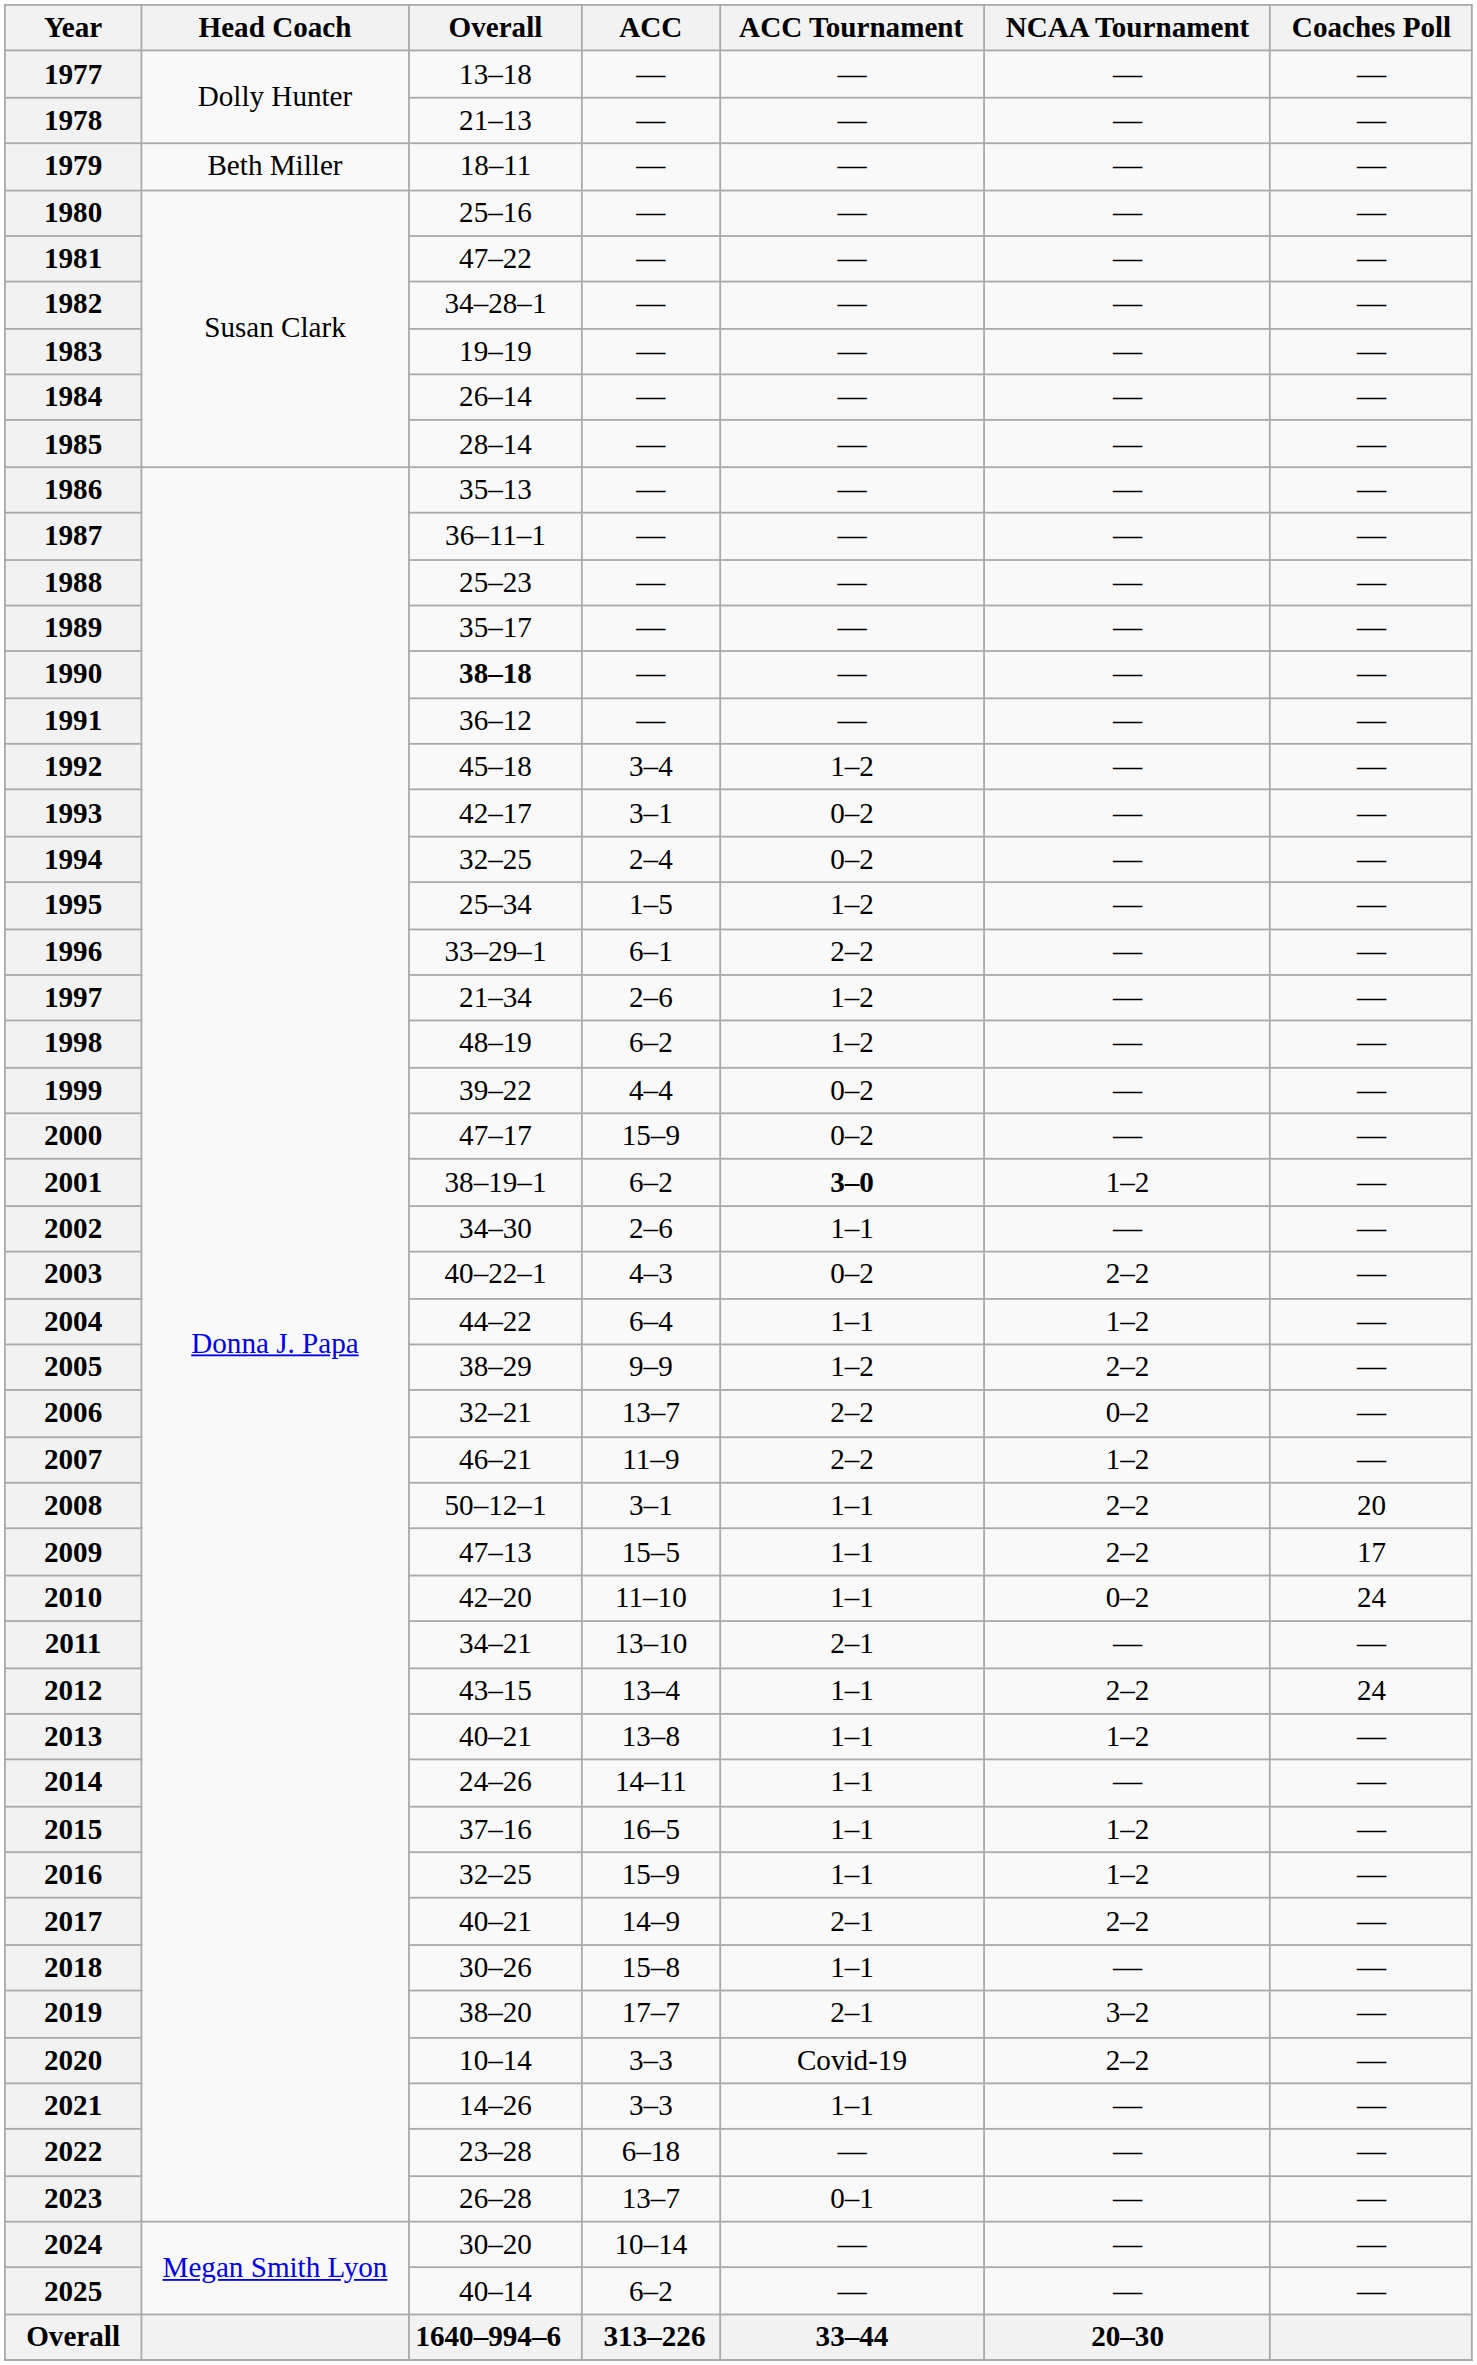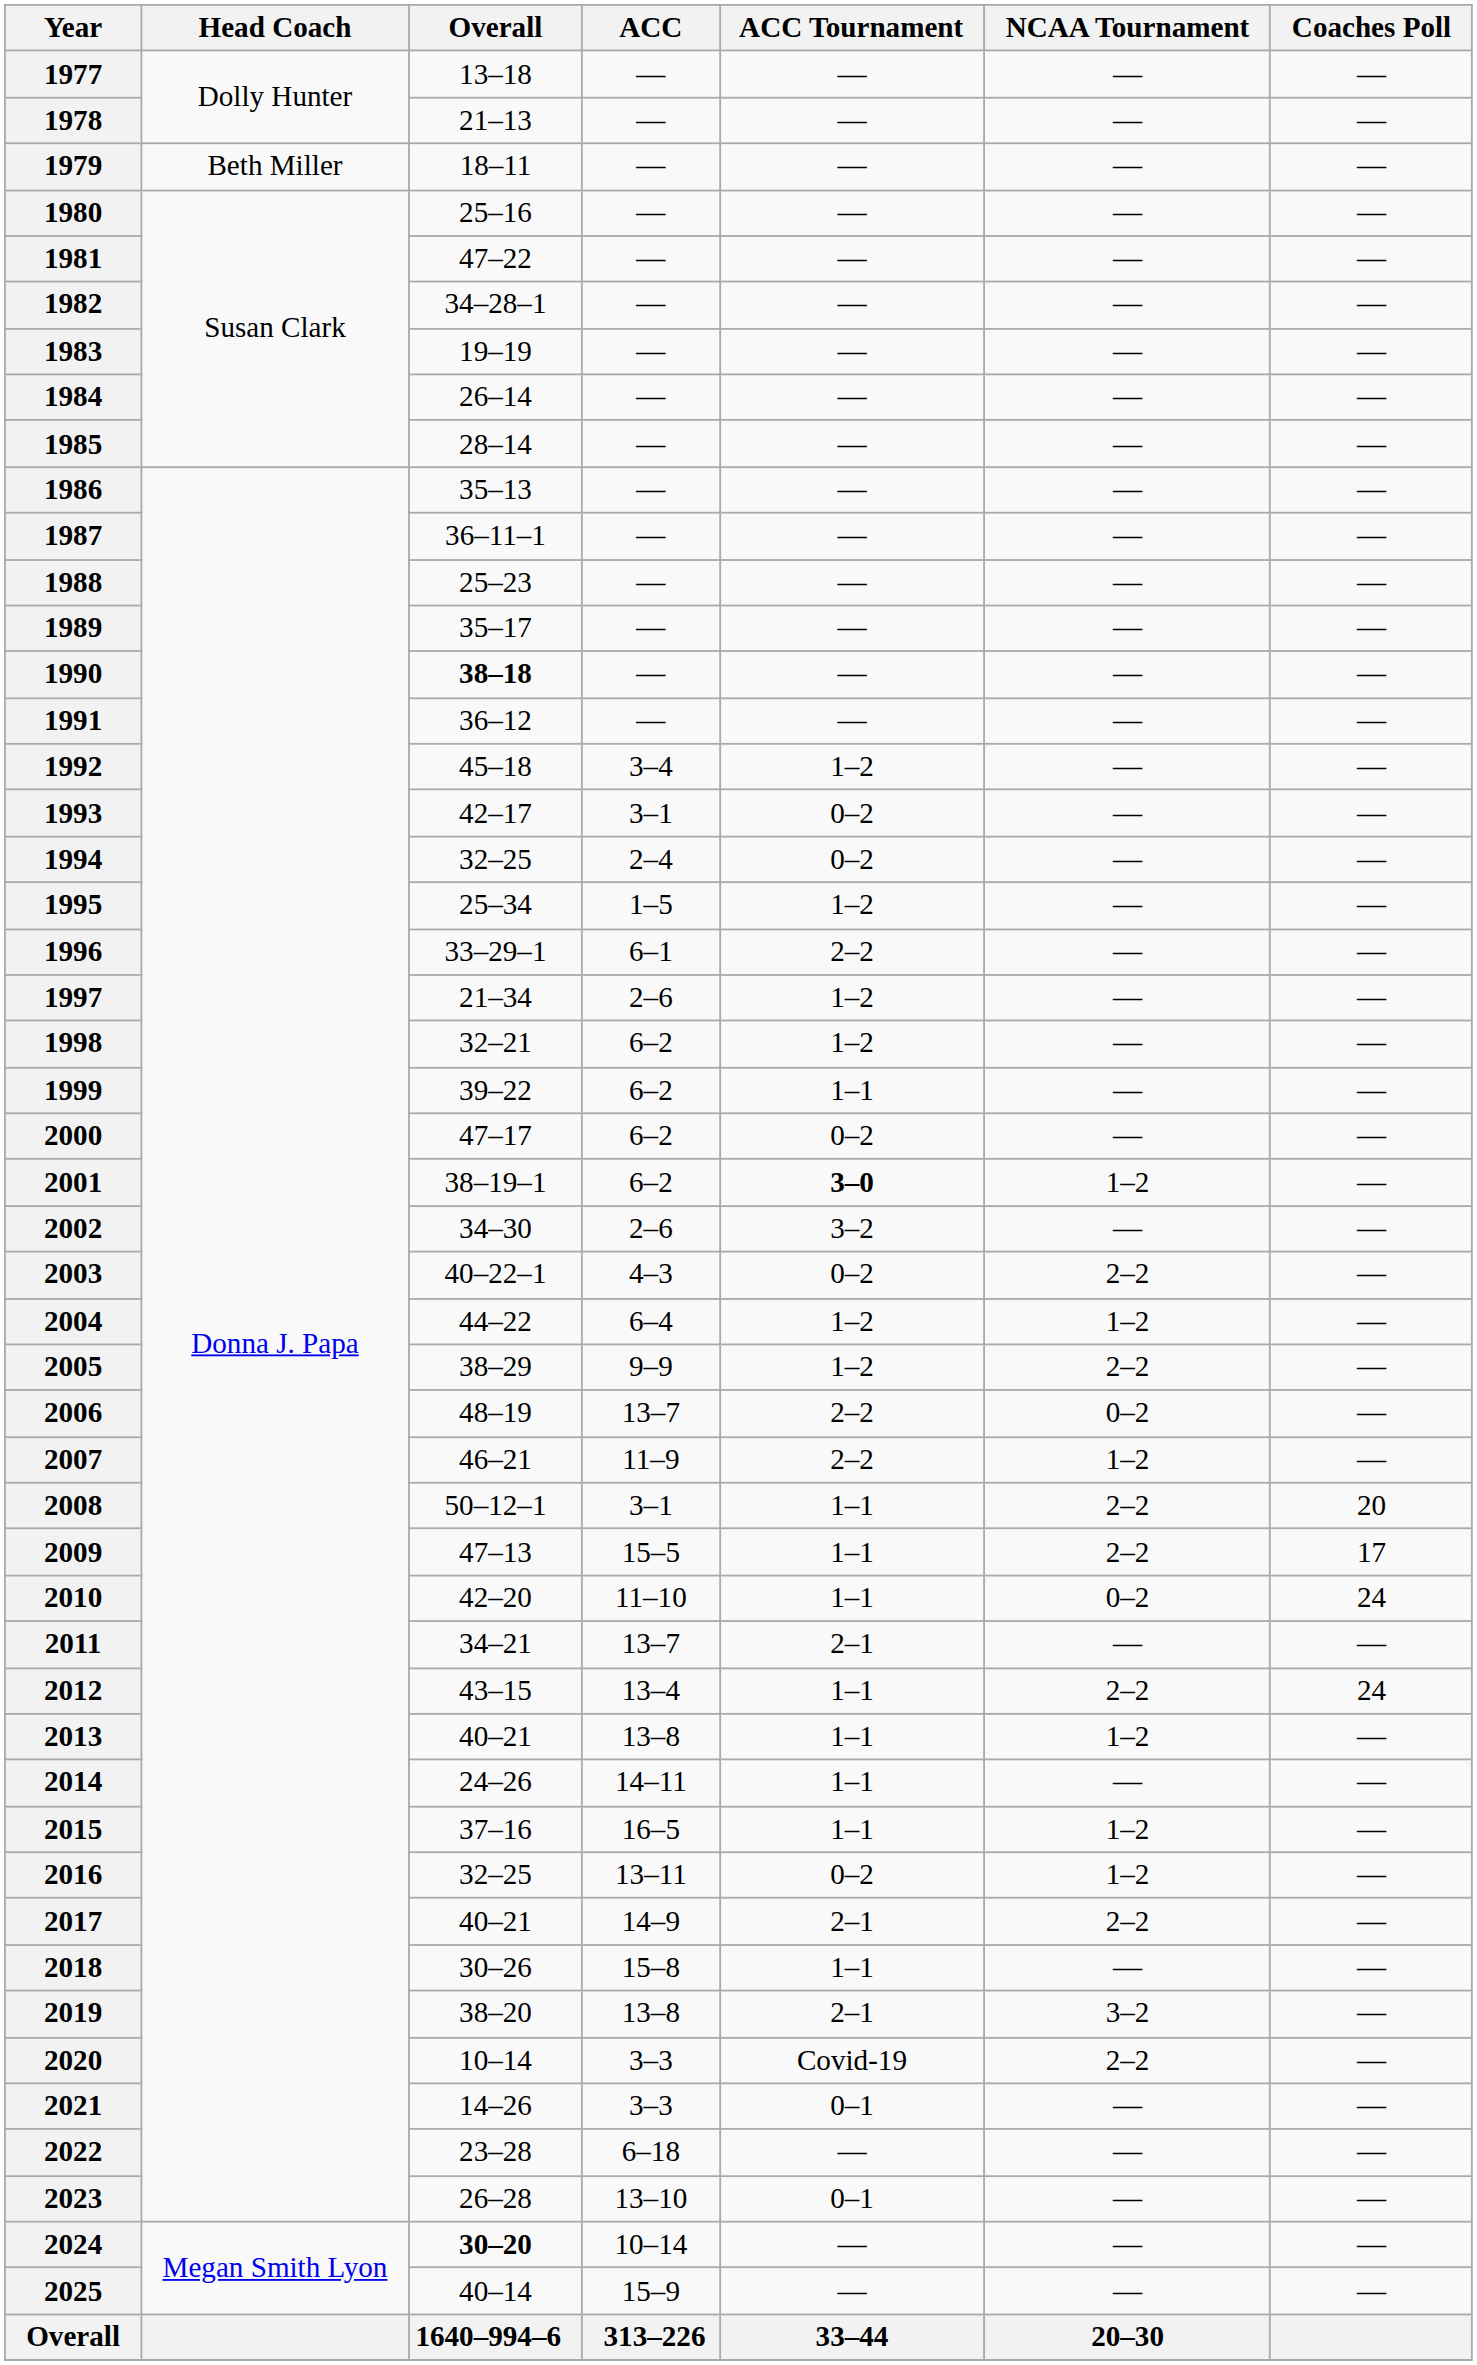(495, 1043) 48–19 -> (495, 1043) 32–21
(651, 1089) 4–4 -> (651, 1089) 6–2
(852, 1089) 0–2 -> (852, 1089) 1–1
(651, 1135) 15–9 -> (651, 1135) 6–2
(852, 1228) 1–1 -> (852, 1228) 3–2
(852, 1320) 1–1 -> (852, 1320) 1–2
(495, 1413) 32–21 -> (495, 1413) 48–19
(651, 1643) 13–10 -> (651, 1643) 13–7
(651, 1874) 15–9 -> (651, 1874) 13–11
(852, 1874) 1–1 -> (852, 1874) 0–2
(651, 2013) 17–7 -> (651, 2013) 13–8
(852, 2105) 1–1 -> (852, 2105) 0–1
(651, 2198) 13–7 -> (651, 2198) 13–10
(495, 2244) normal -> (495, 2244) bold
(651, 2290) 6–2 -> (651, 2290) 15–9
